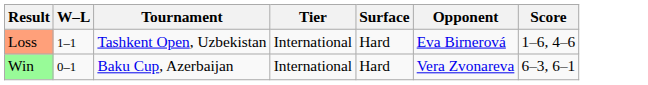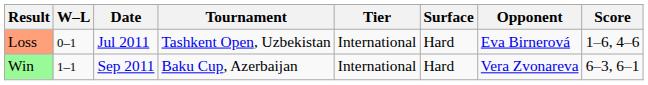+ column: (126, 16)
(67, 42) 1–1 -> (67, 42) 0–1
(67, 67) 0–1 -> (67, 67) 1–1
